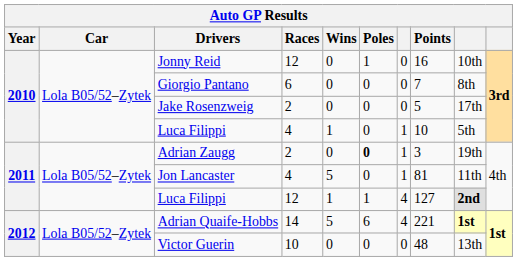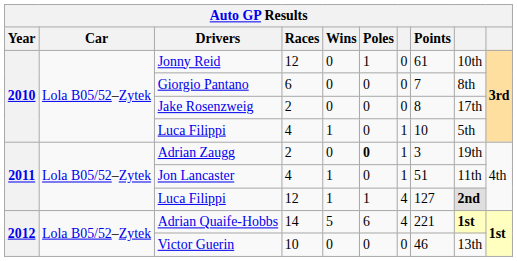(421, 61) 16 -> (421, 61) 61
(417, 107) 5 -> (417, 107) 8
(329, 175) 5 -> (329, 175) 1
(421, 175) 81 -> (421, 175) 51
(421, 244) 48 -> (421, 244) 46
